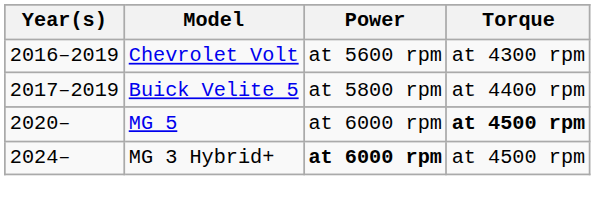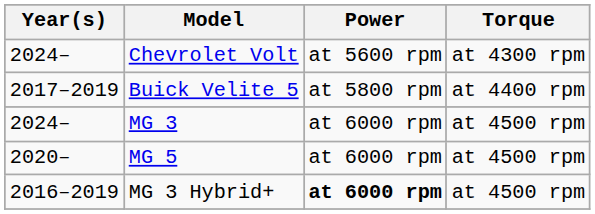(64, 56) 2016–2019 -> (40, 56) 2024–
+ row: (153, 124)
(518, 124) bold -> (518, 158) normal
(40, 158) 2024– -> (64, 192) 2016–2019
